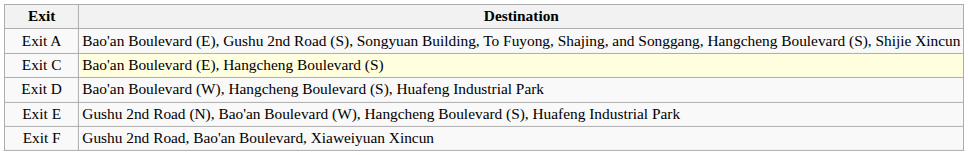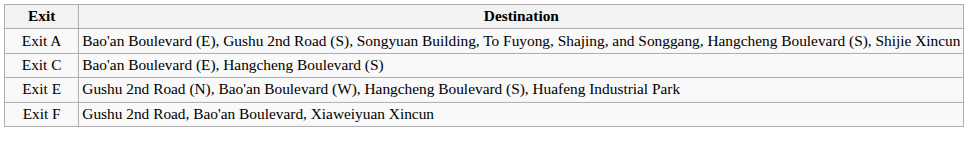(233, 65) lightyellow background -> (233, 65) no background
- row: (42, 89)
